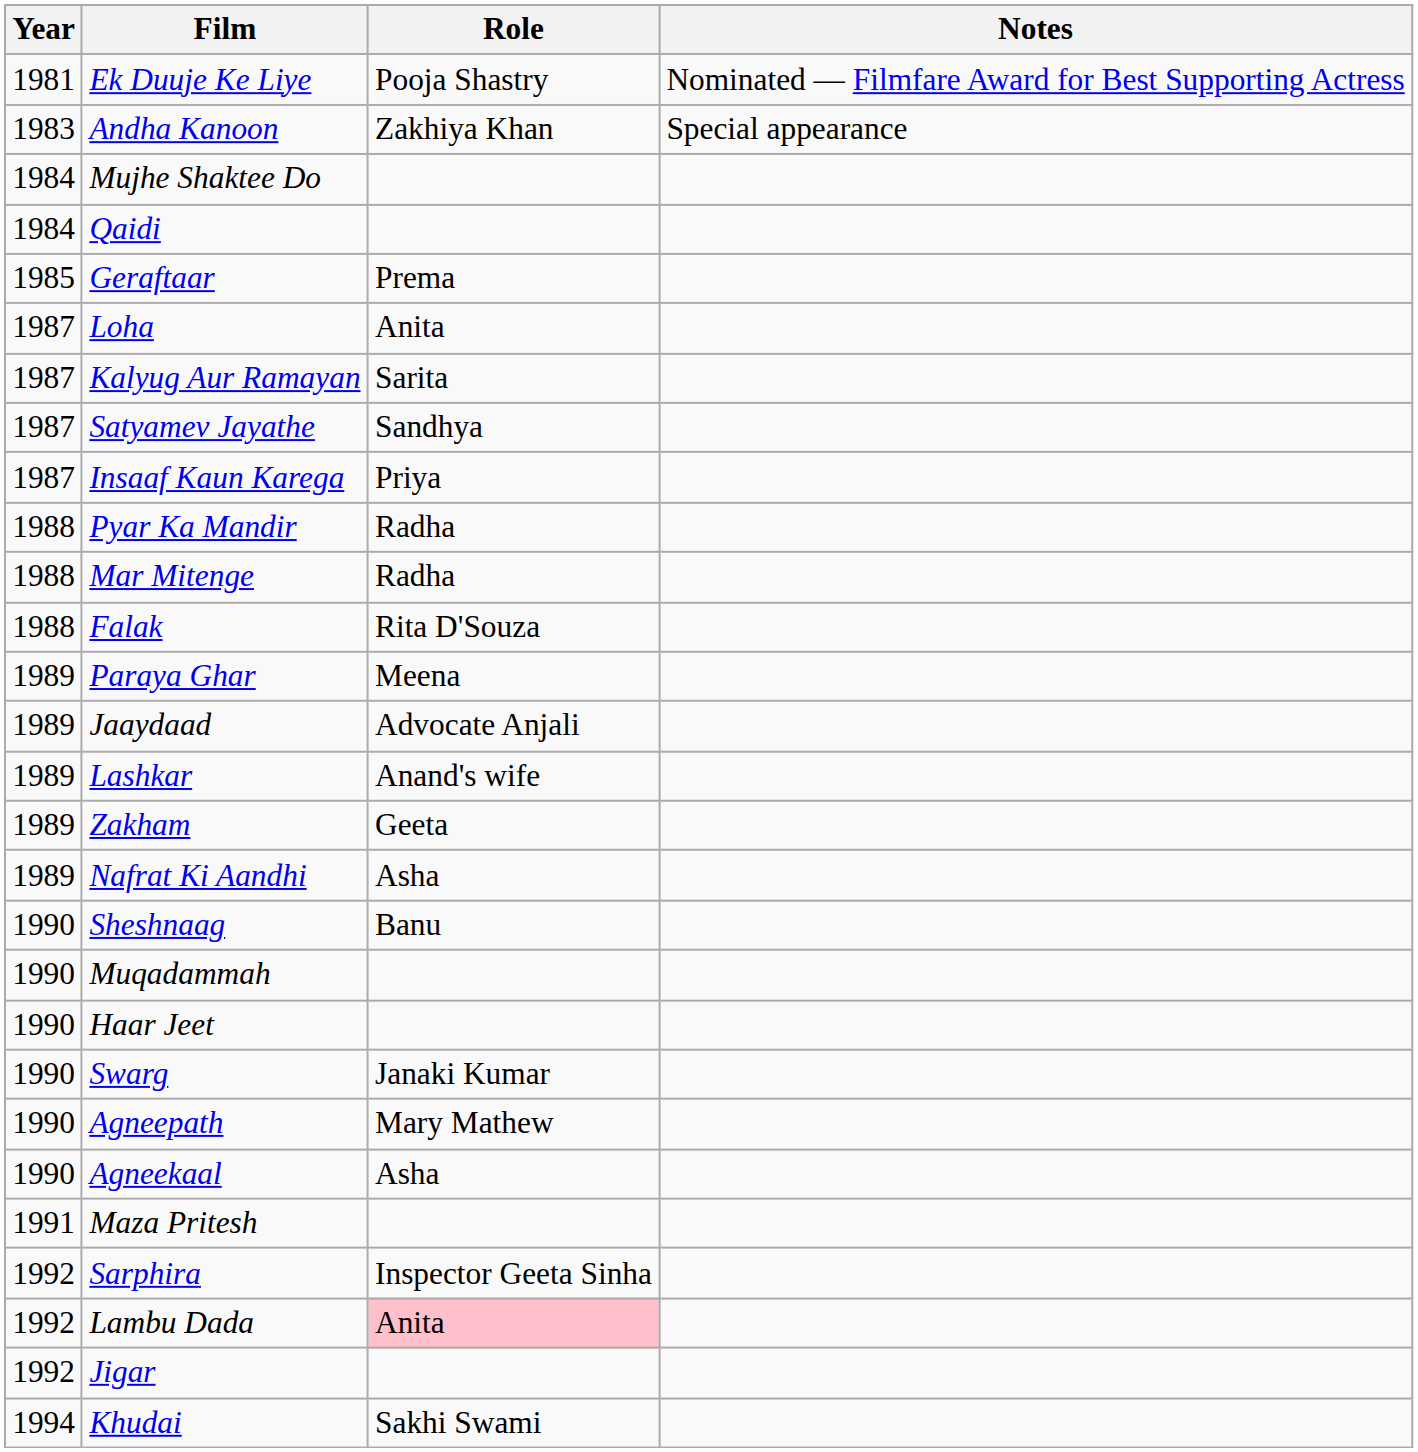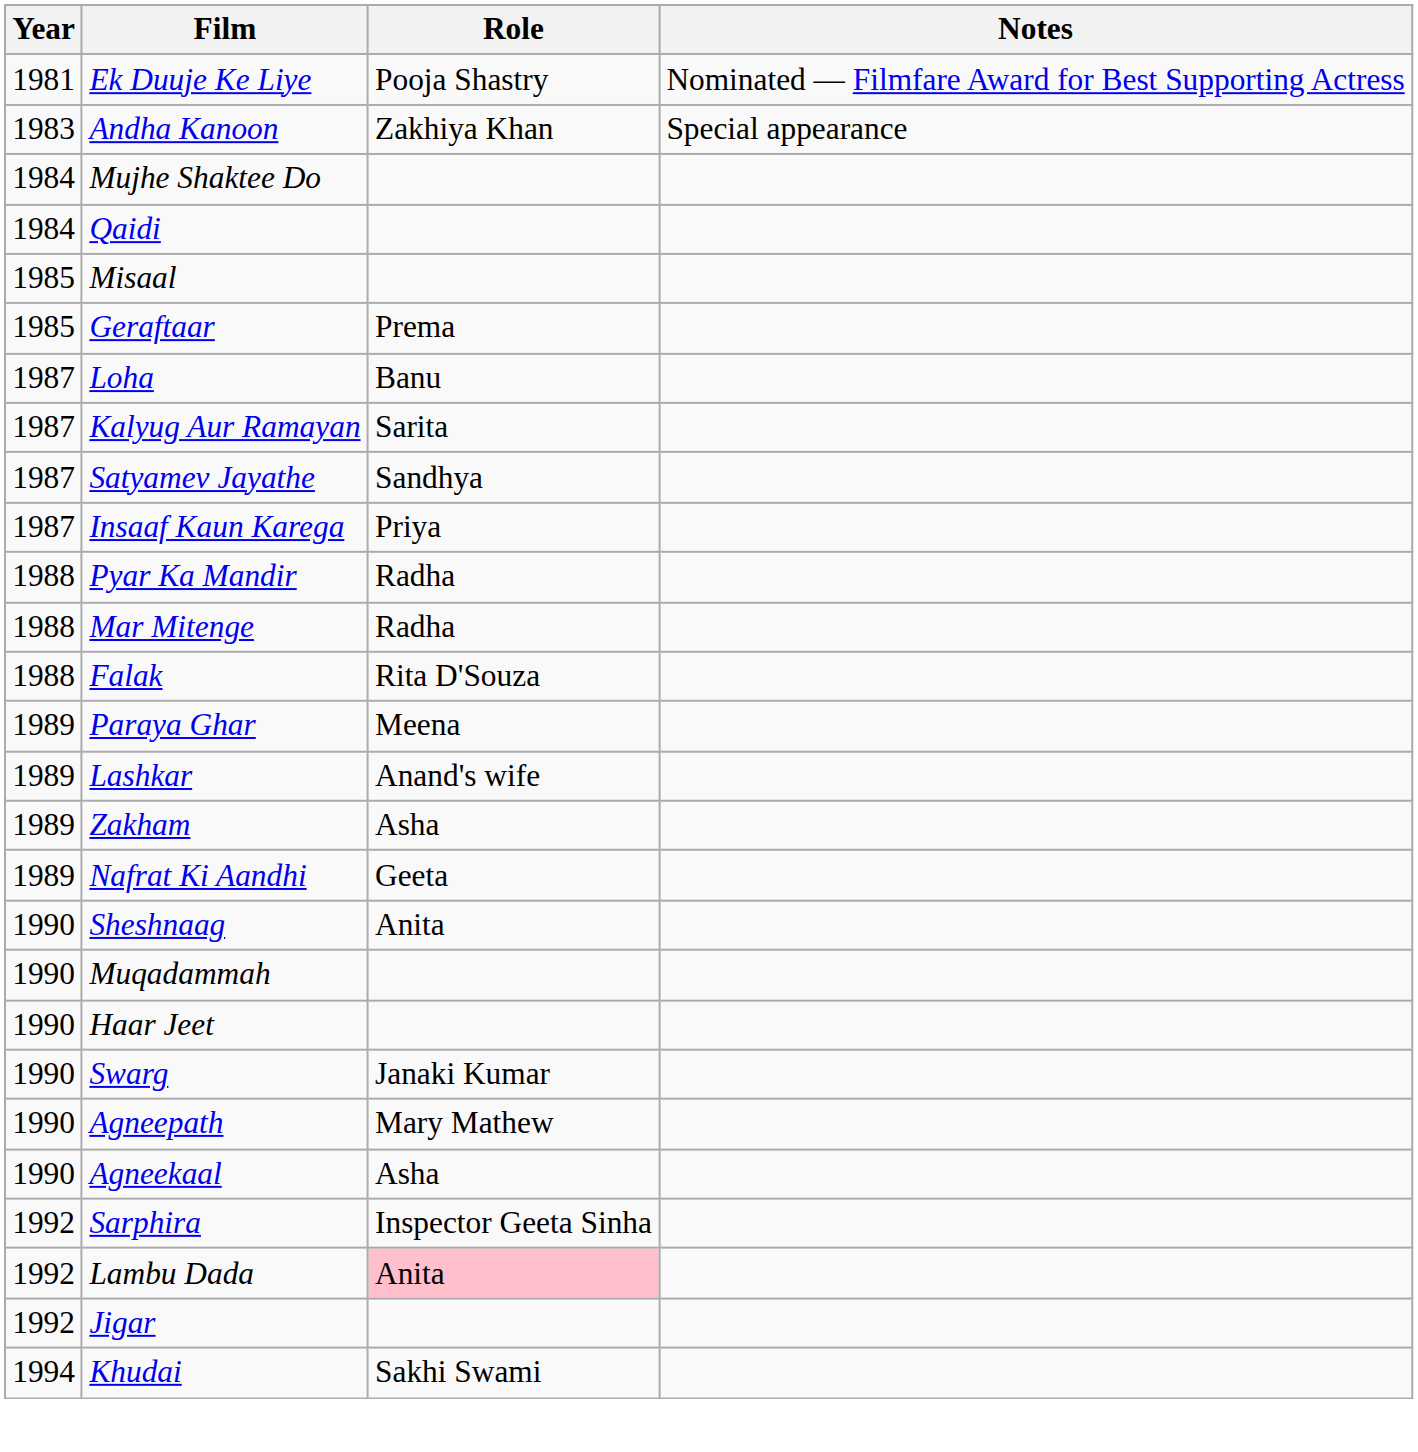+ row: (133, 278)
(410, 327) Anita -> (408, 377) Banu
- row: (150, 725)
(412, 825) Geeta -> (407, 825) Asha
(407, 874) Asha -> (412, 874) Geeta
(408, 924) Banu -> (410, 924) Anita
- row: (173, 1223)
